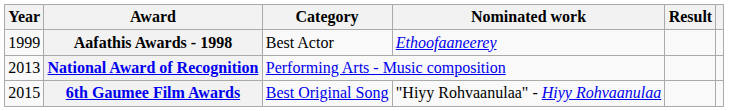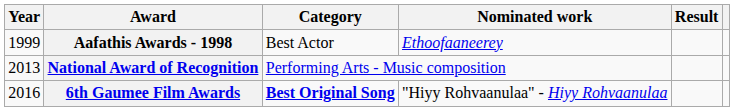(24, 93) 2015 -> (24, 93) 2016
(327, 93) normal -> (330, 93) bold
